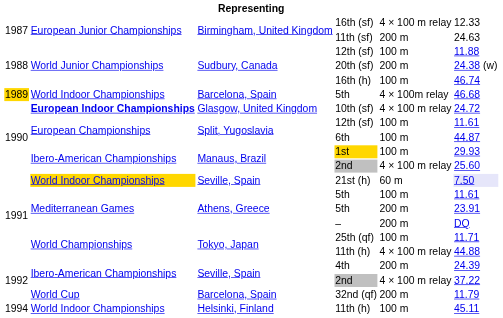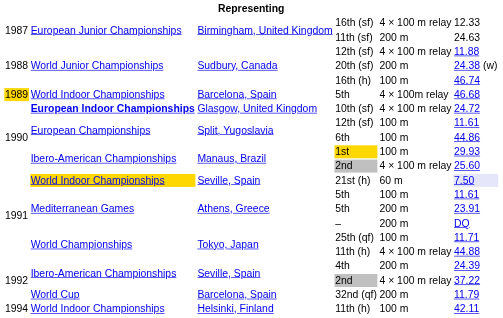(394, 51) 100 m -> (415, 51) 4 × 100 m relay
(467, 137) 44.87 -> (467, 137) 44.86
(467, 309) 45.11 -> (467, 309) 42.11
